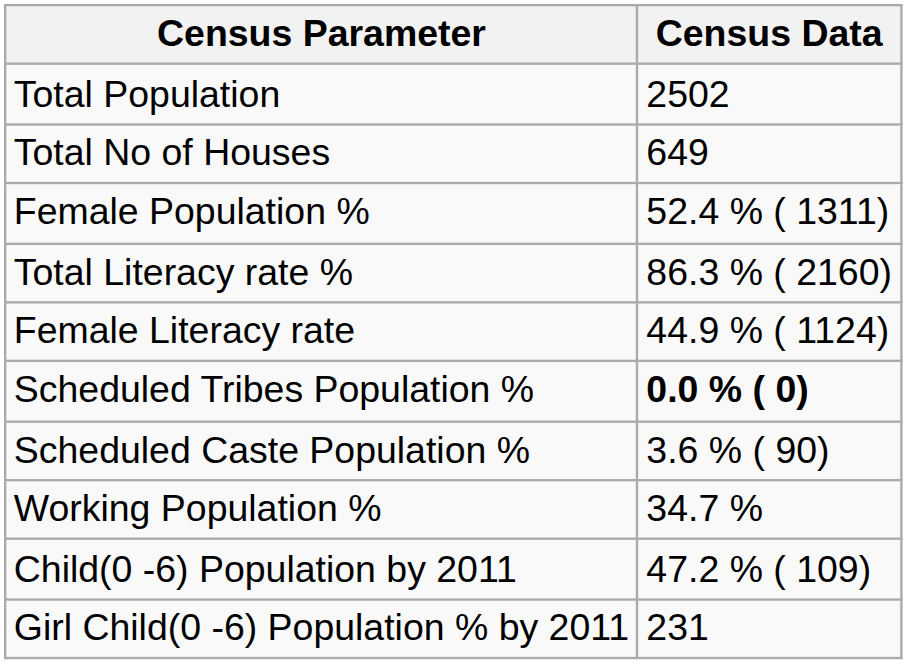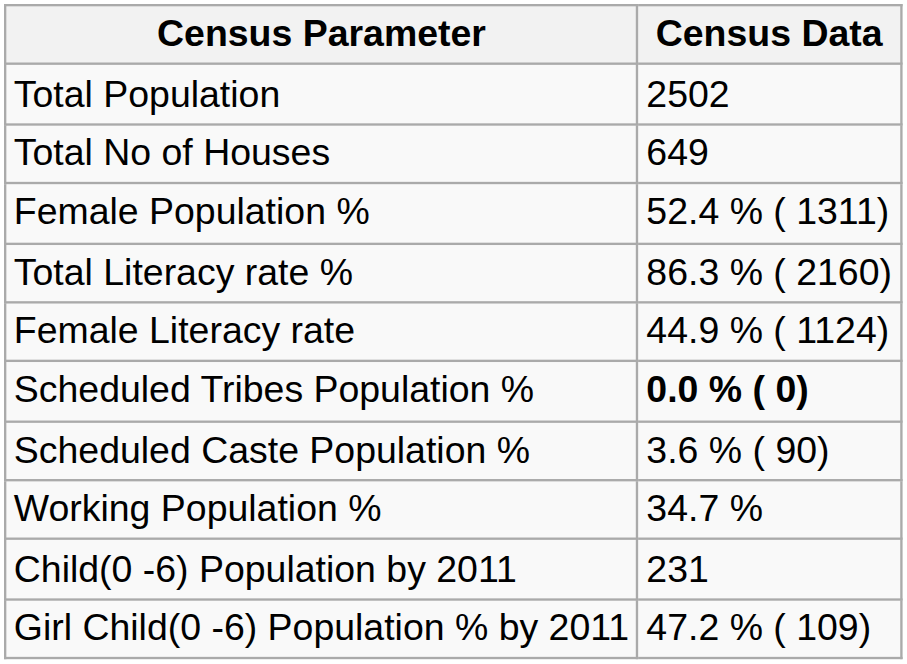(759, 568) 47.2 % ( 109) -> (678, 568) 231
(678, 627) 231 -> (759, 627) 47.2 % ( 109)
